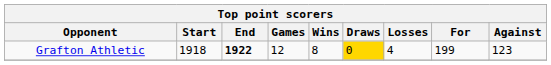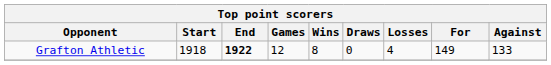(349, 51) gold background -> (349, 51) no background
(445, 51) 199 -> (445, 51) 149
(502, 51) 123 -> (502, 51) 133
